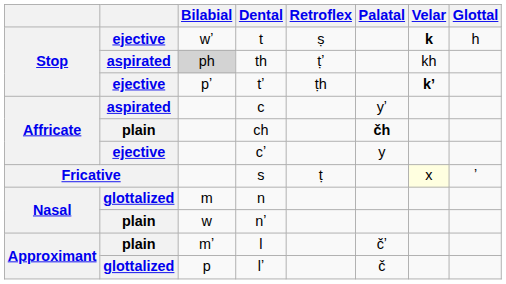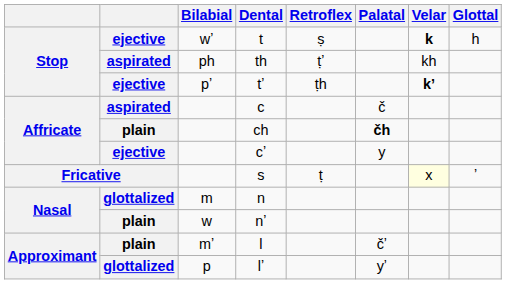(207, 61) lightgrey background -> (207, 61) no background
(382, 107) yʼ -> (382, 107) č
(382, 267) č -> (382, 267) yʼ
